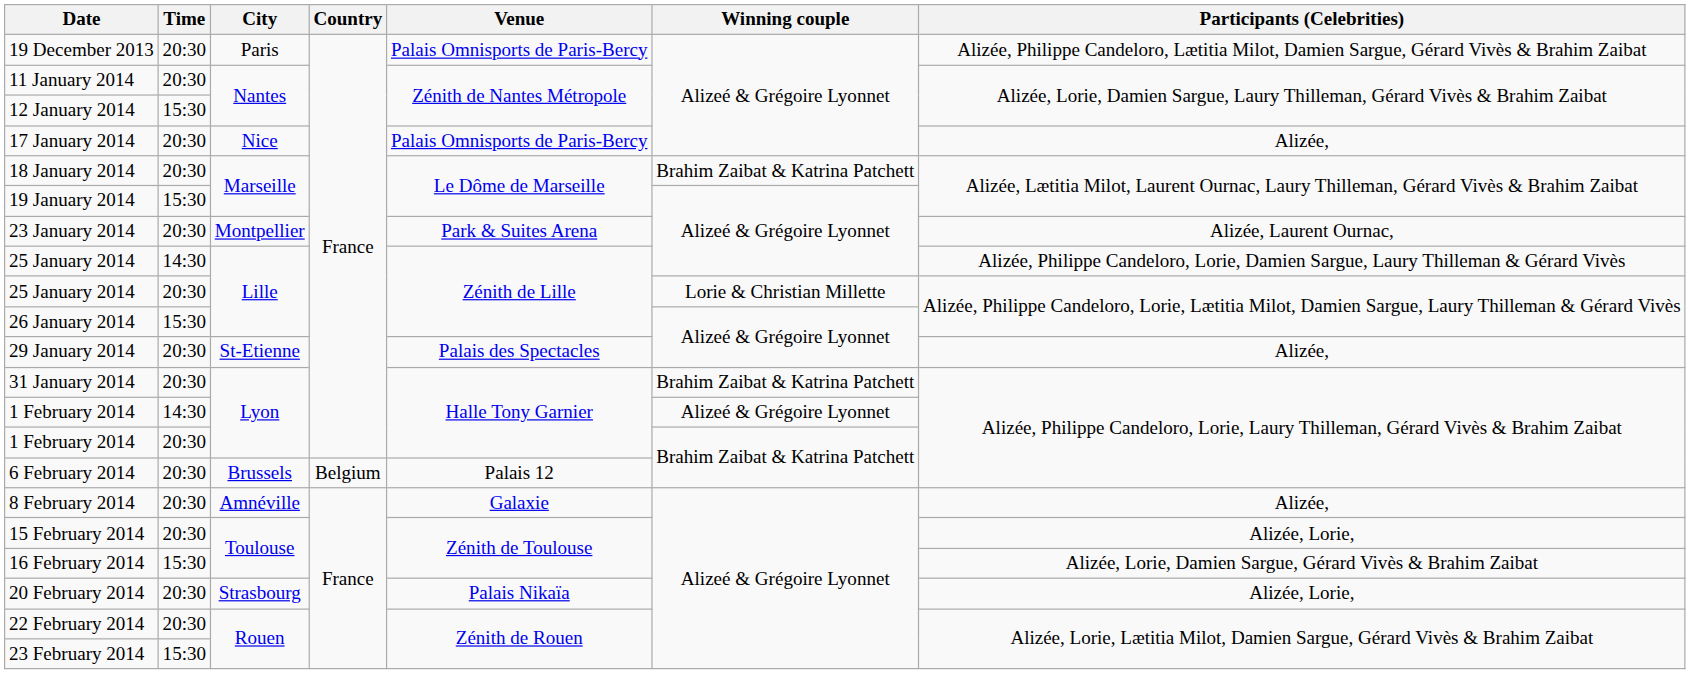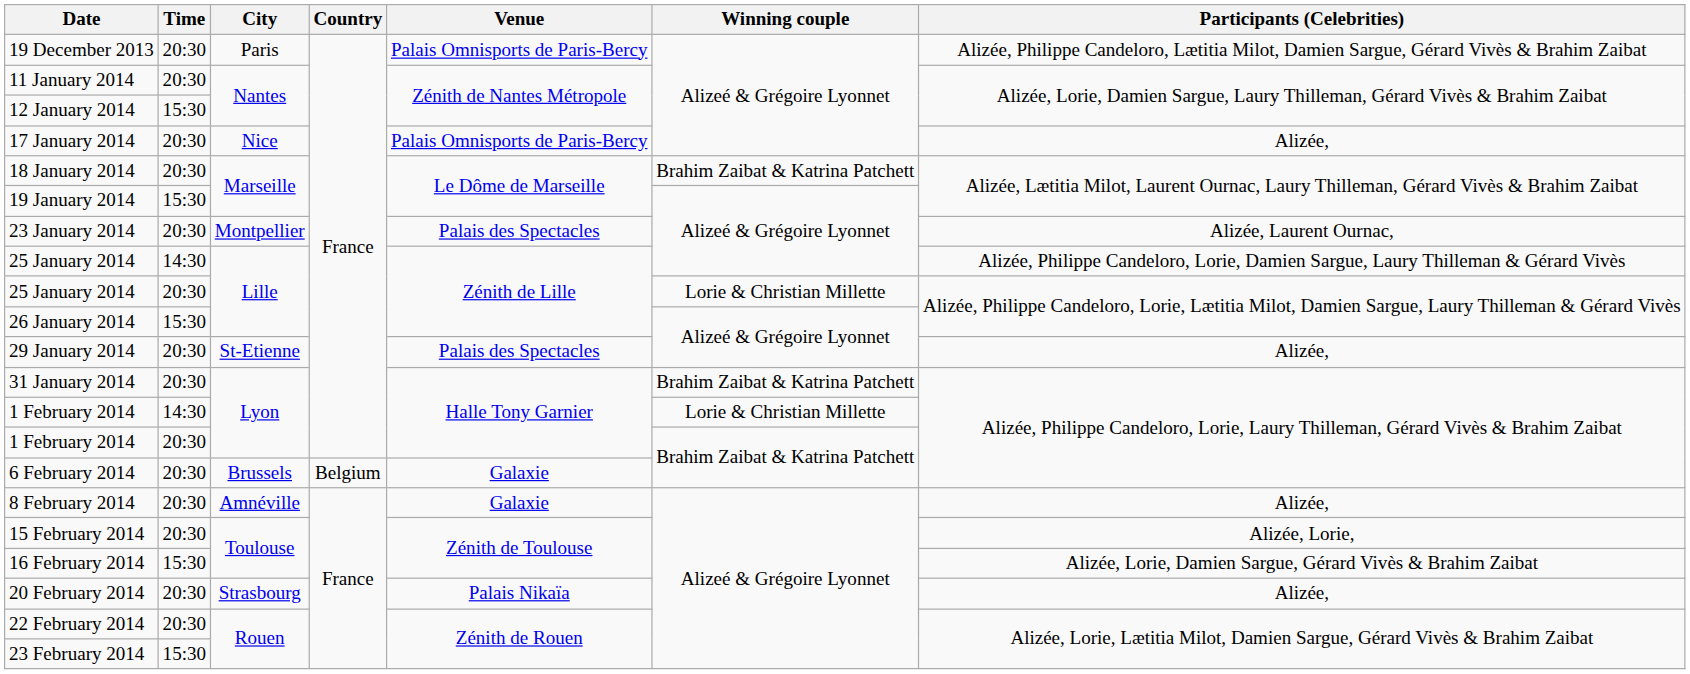(519, 230) Park & Suites Arena -> (519, 230) Palais des Spectacles
(785, 412) Alizeé & Grégoire Lyonnet -> (785, 412) Lorie & Christian Millette
(519, 472) Palais 12 -> (519, 472) Galaxie
(1302, 593) Alizée, Lorie, -> (1302, 593) Alizée,
